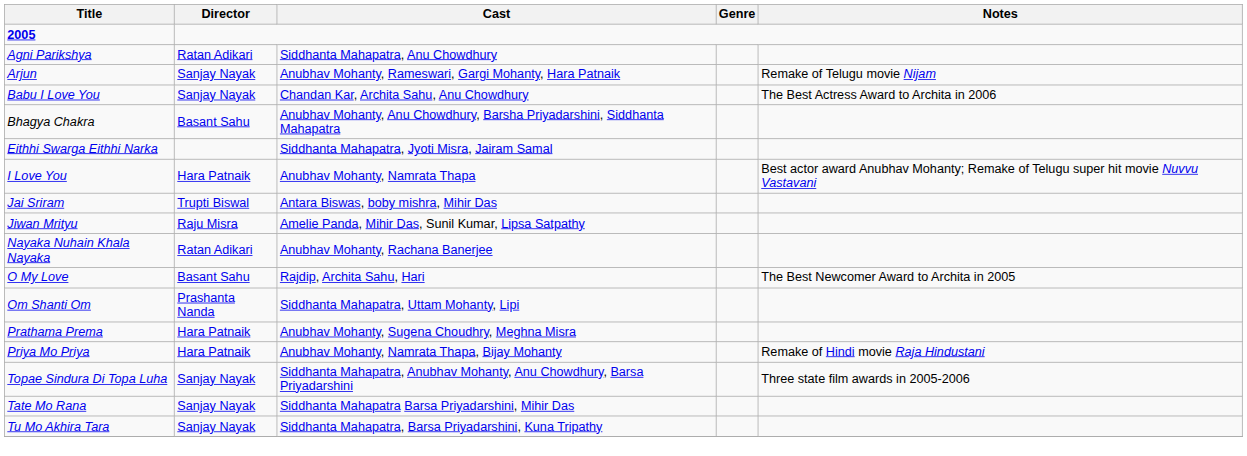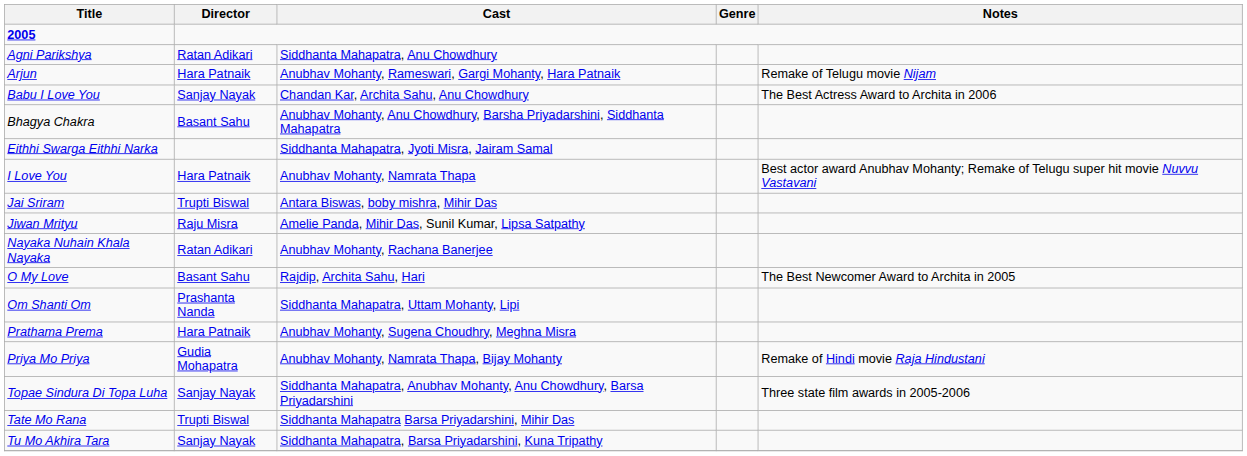(216, 74) Sanjay Nayak -> (214, 74) Hara Patnaik
(214, 352) Hara Patnaik -> (207, 359) Gudia Mohapatra
(216, 406) Sanjay Nayak -> (213, 420) Trupti Biswal
